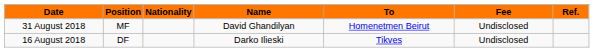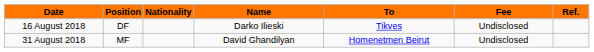rows swapped: (54, 41) <-> (54, 26)
